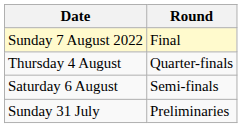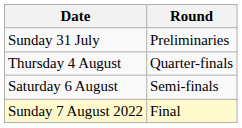rows swapped: (54, 110) <-> (75, 39)
